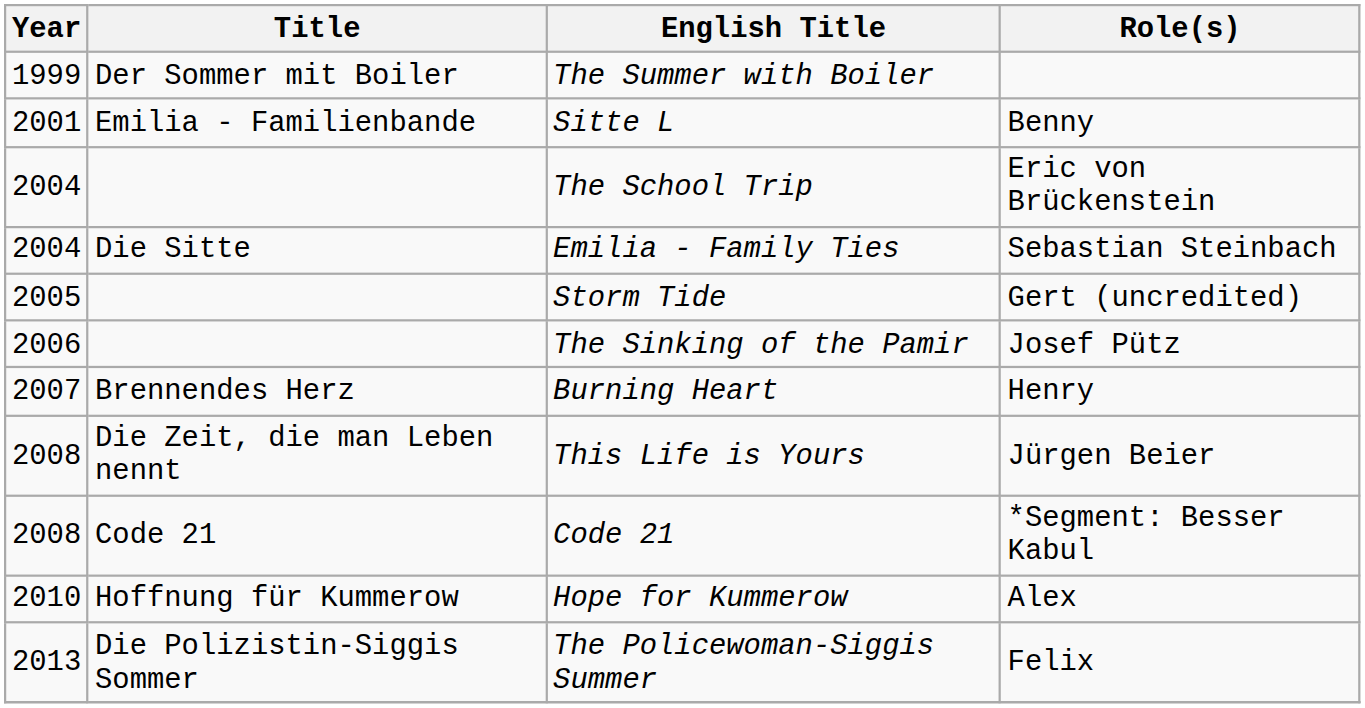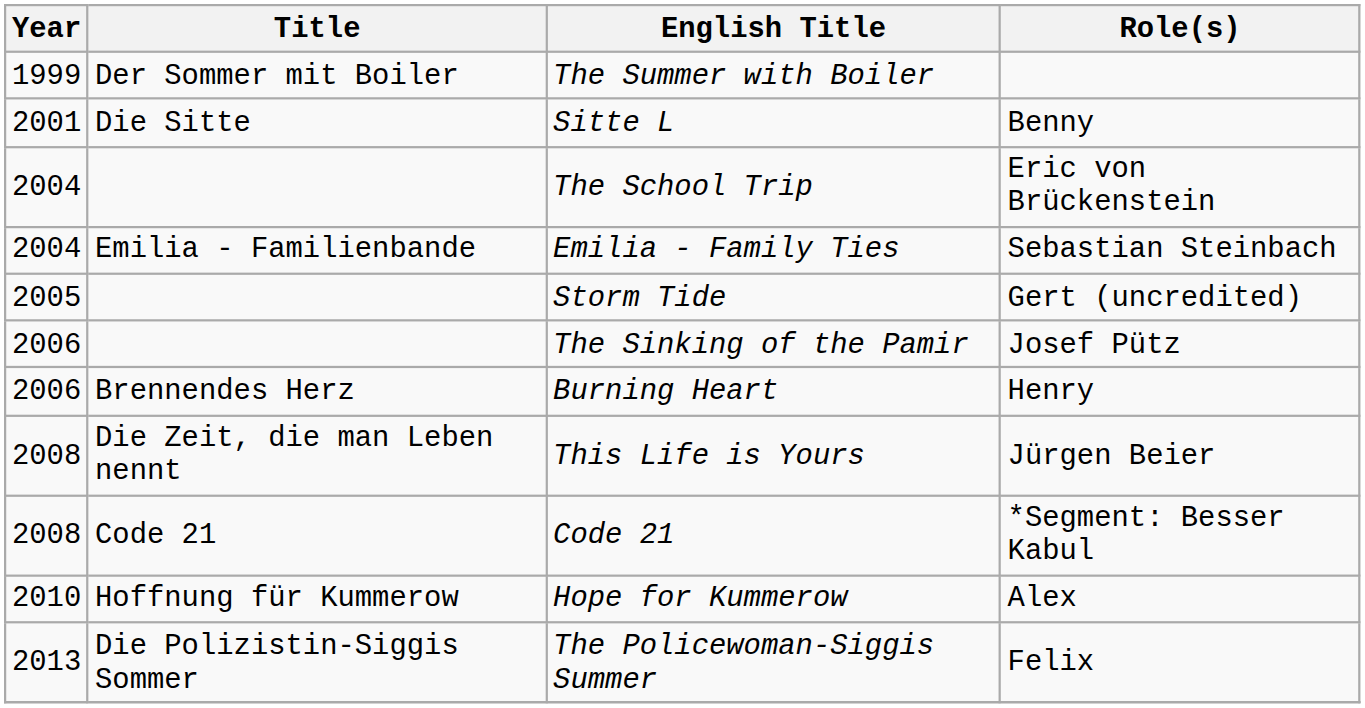(286, 123) Emilia - Familienbande -> (173, 123) Die Sitte
(173, 250) Die Sitte -> (286, 250) Emilia - Familienbande
(47, 391) 2007 -> (47, 391) 2006
